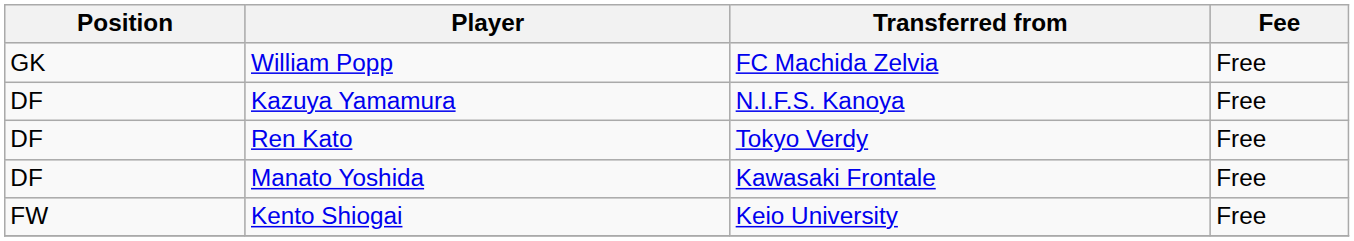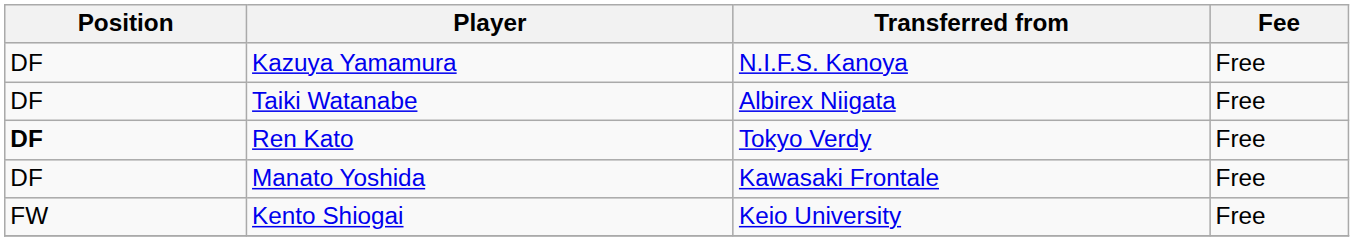- row: (322, 62)
+ row: (335, 100)
(27, 139) normal -> (27, 139) bold
